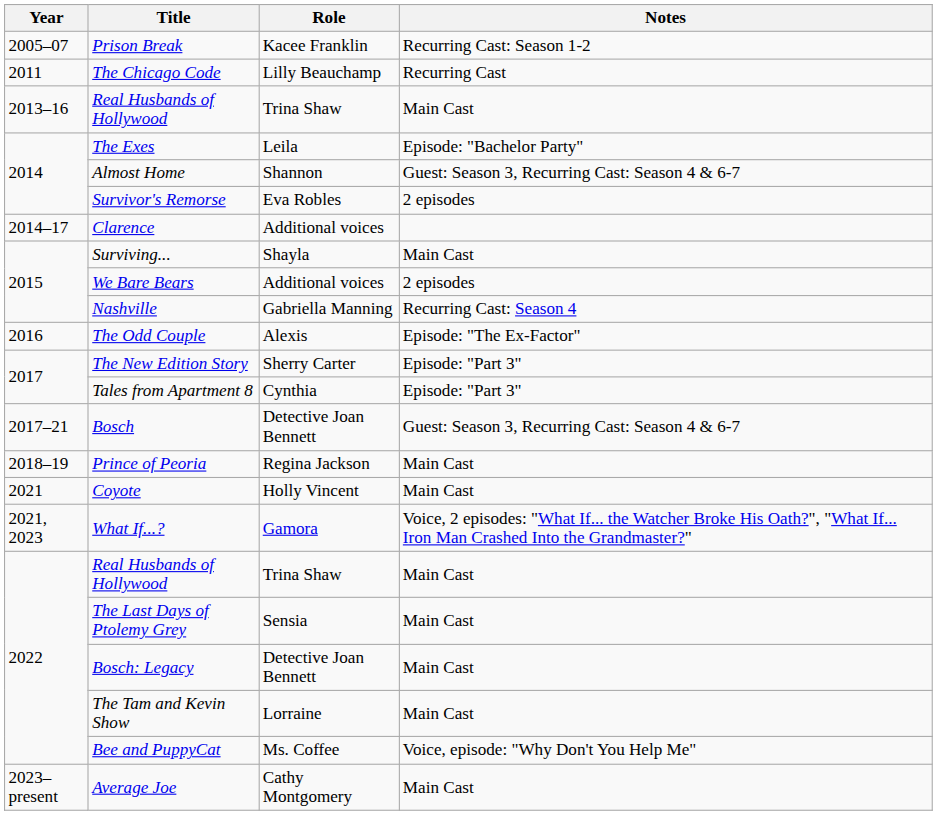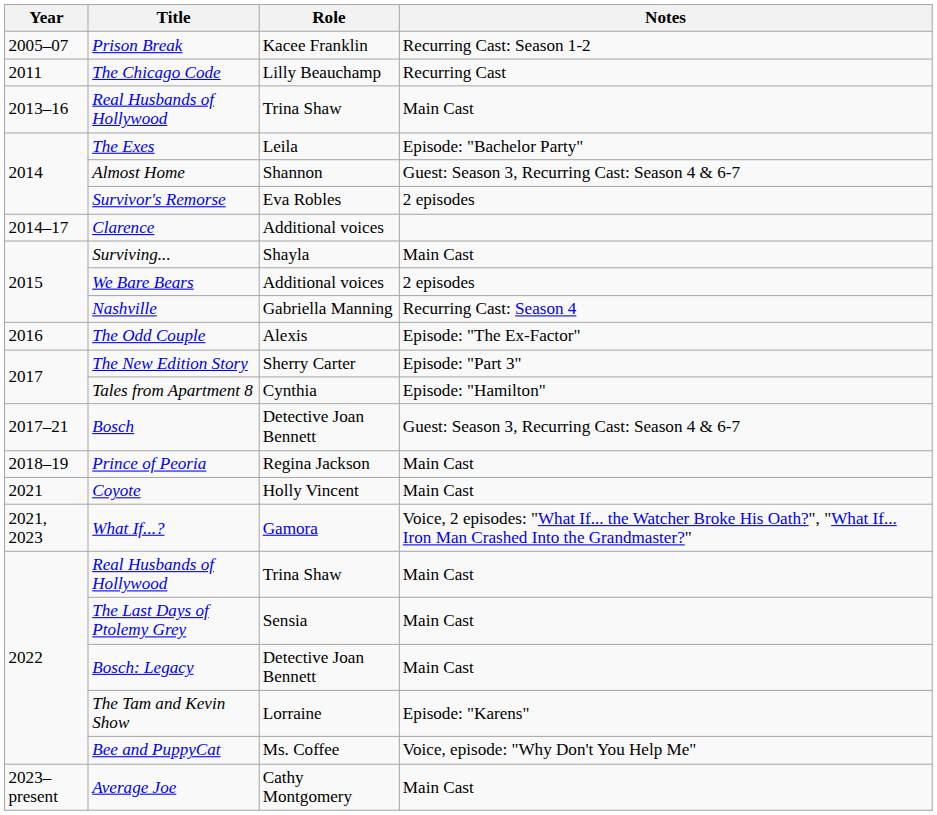(462, 390) Episode: "Part 3" -> (474, 390) Episode: "Hamilton"
(438, 713) Main Cast -> (466, 713) Episode: "Karens"
